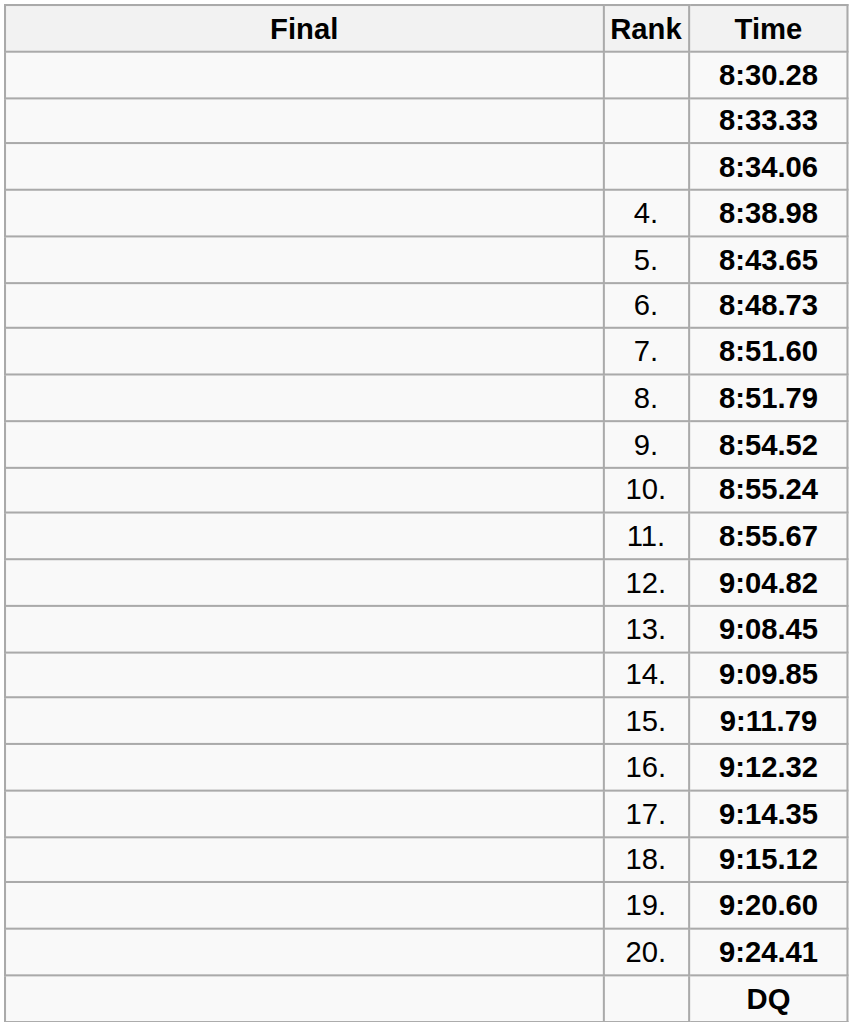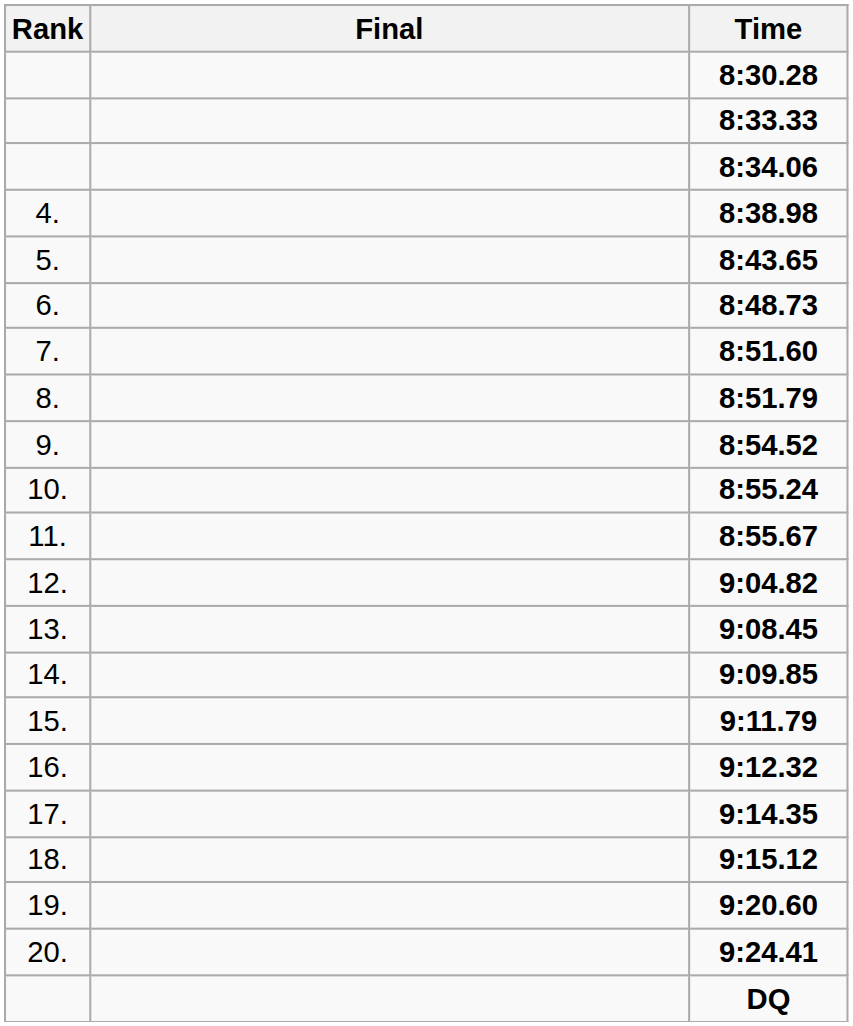columns swapped: (646, 28) <-> (304, 28)
